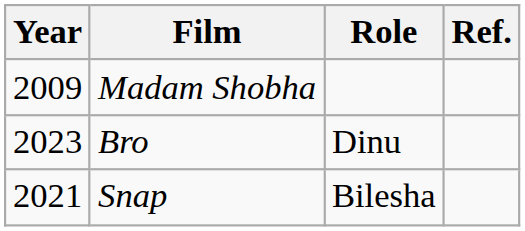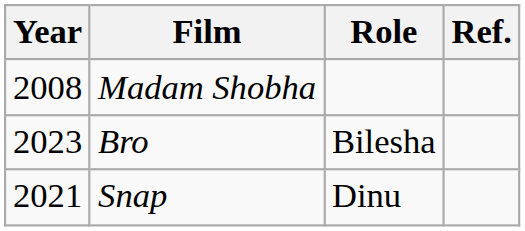(48, 86) 2009 -> (48, 86) 2008
(367, 141) Dinu -> (384, 141) Bilesha
(384, 196) Bilesha -> (367, 196) Dinu
